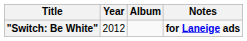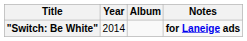(114, 28) 2012 -> (114, 28) 2014
